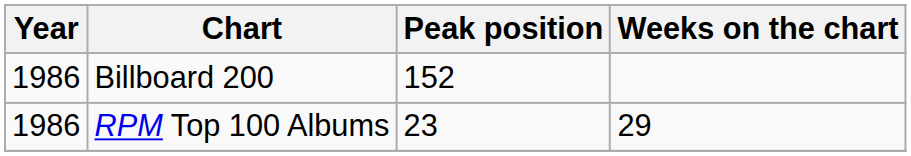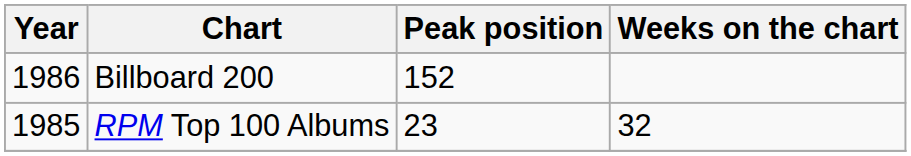(46, 126) 1986 -> (46, 126) 1985
(635, 126) 29 -> (635, 126) 32
